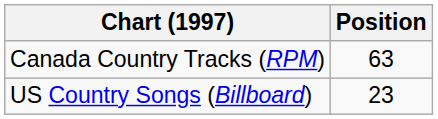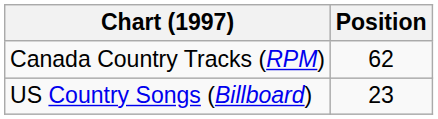(381, 59) 63 -> (381, 59) 62
